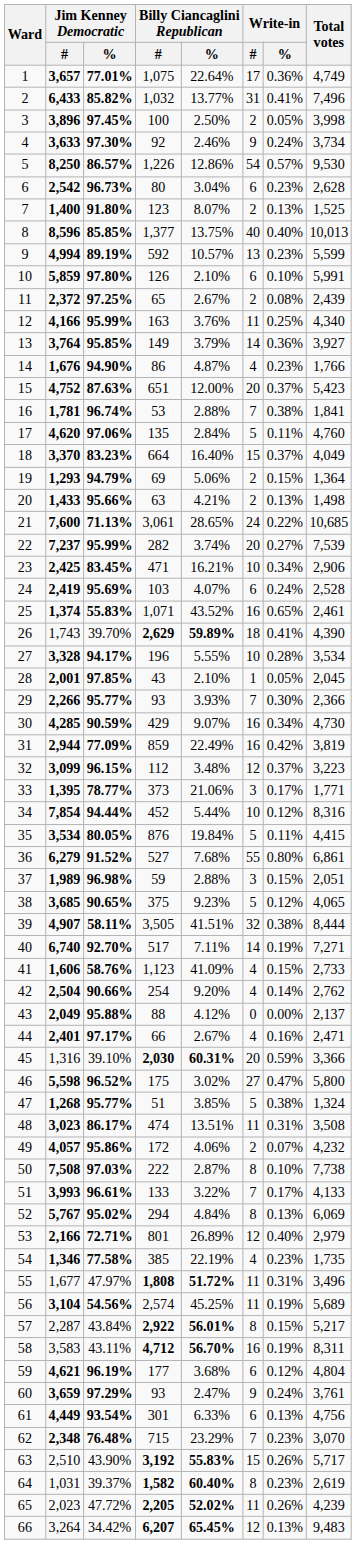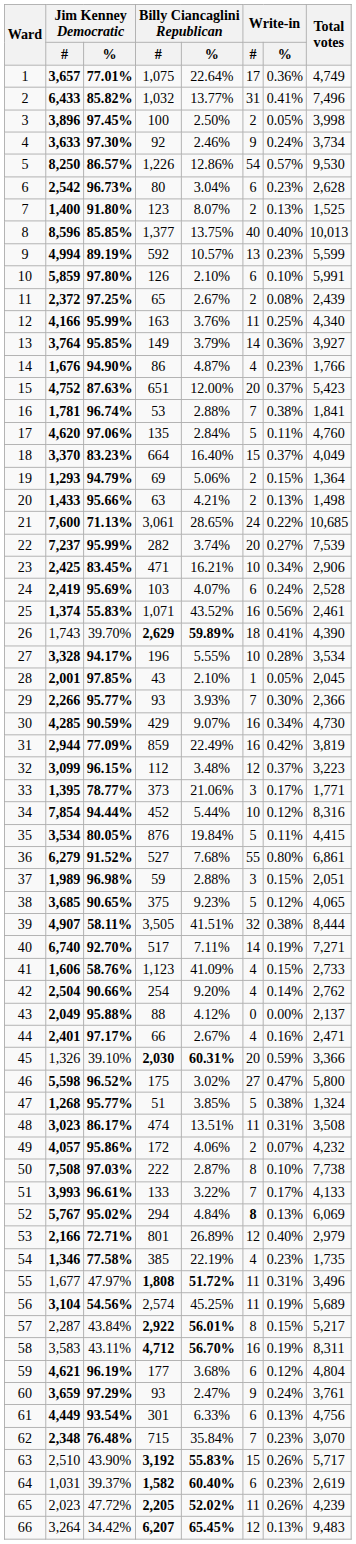(285, 612) 0.65% -> (285, 612) 0.56%
(64, 1058) 1,316 -> (64, 1058) 1,326
(253, 1214) normal -> (253, 1214) bold
(212, 1438) 23.29% -> (212, 1438) 35.84%
(253, 1482) 8 -> (253, 1482) 6
